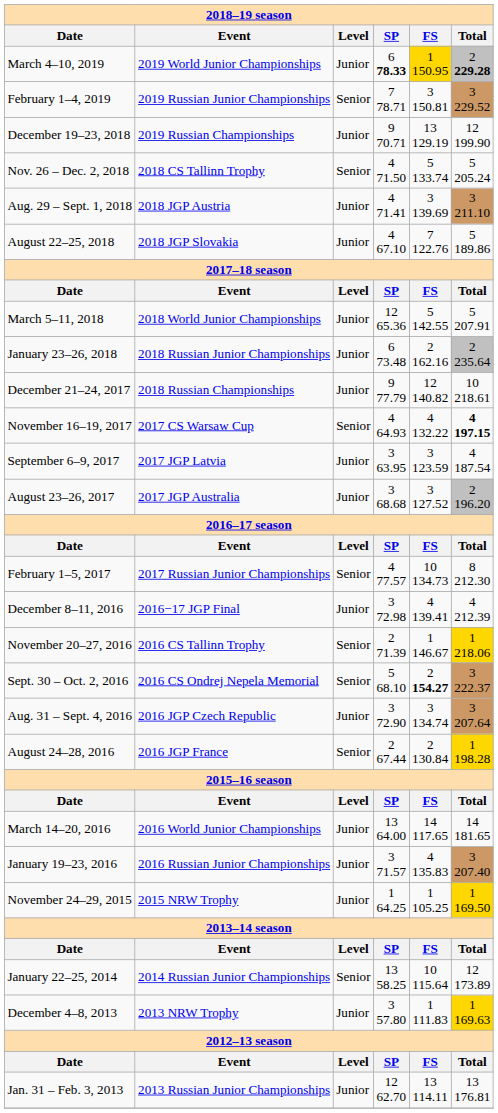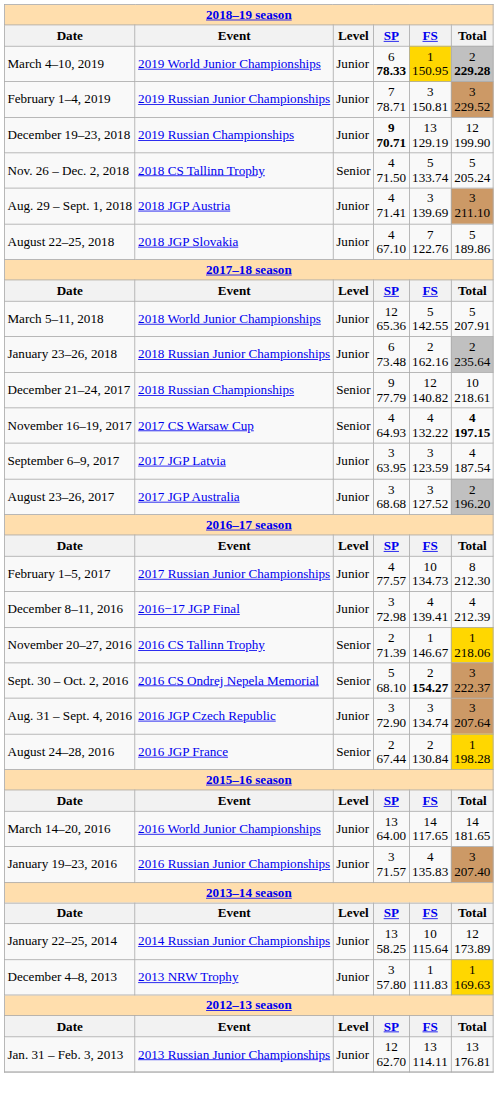(353, 99) Senior -> (353, 99) Junior
(391, 135) normal -> (391, 135) bold
(353, 390) Junior -> (353, 390) Senior
(353, 573) Senior -> (353, 573) Junior
- row: (70, 900)
(353, 977) Senior -> (353, 941) Junior
